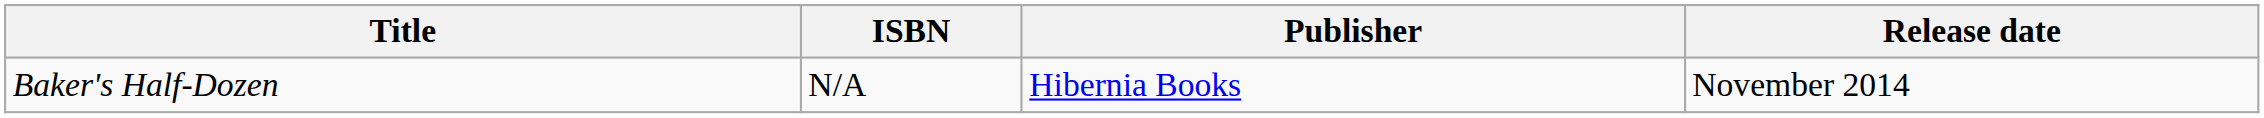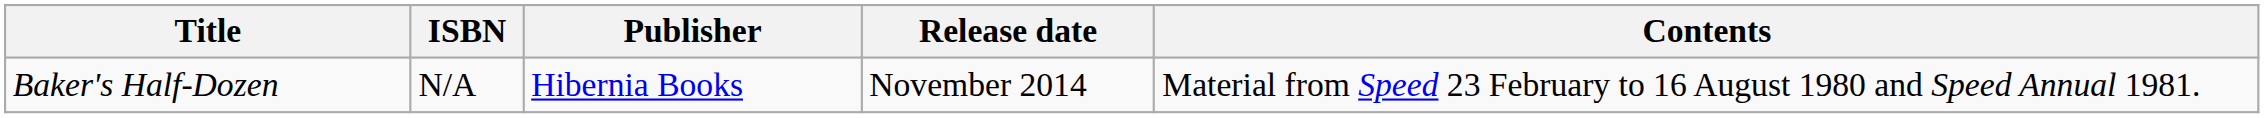+ column: (1707, 31)
